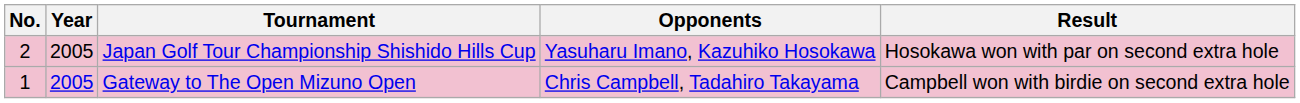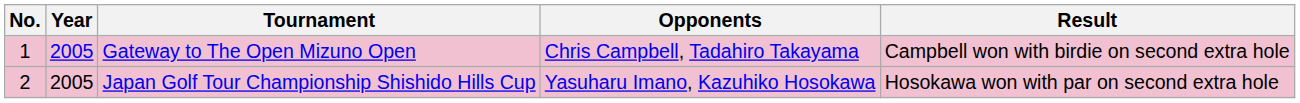rows swapped: (259, 82) <-> (319, 51)
